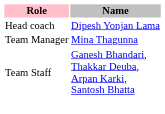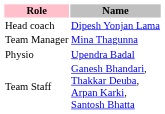+ row: (19, 54)
